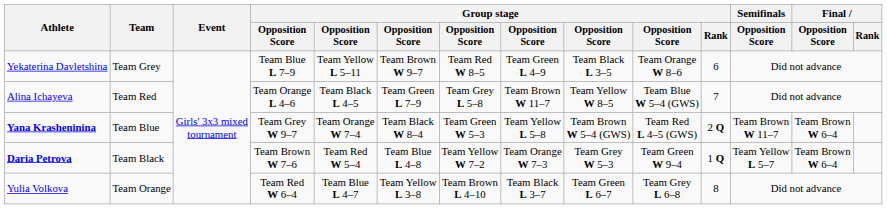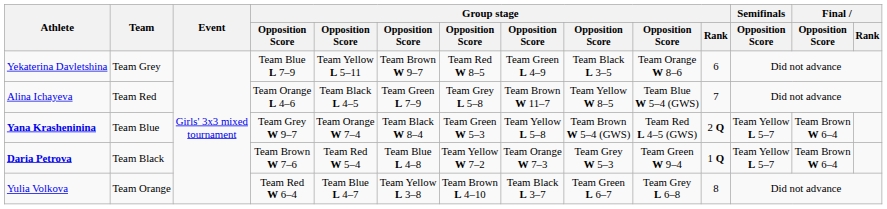(761, 127) Team Brown W 11–7 -> (761, 127) Team Yellow L 5–7
